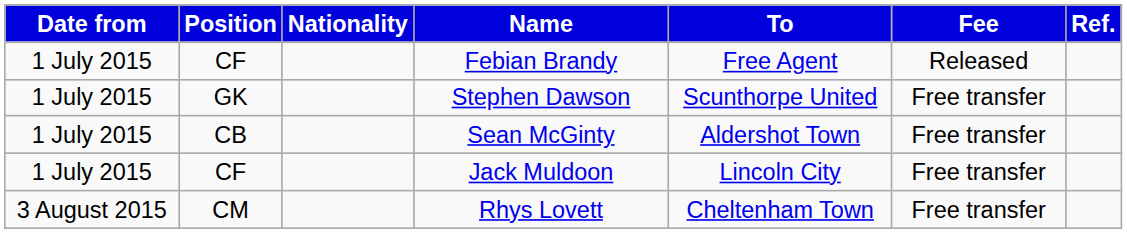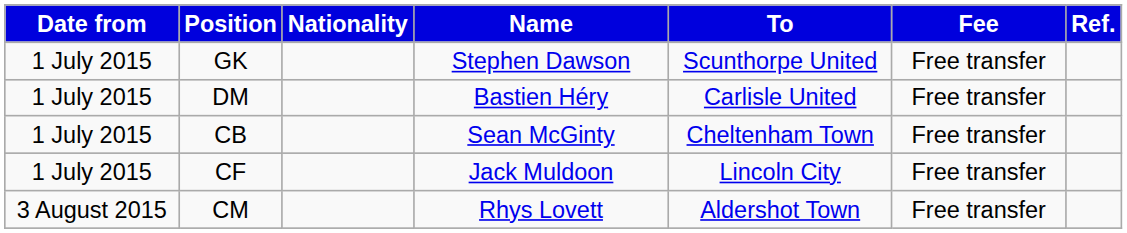- row: (541, 61)
+ row: (541, 98)
(780, 135) Aldershot Town -> (780, 135) Cheltenham Town
(780, 209) Cheltenham Town -> (780, 209) Aldershot Town
